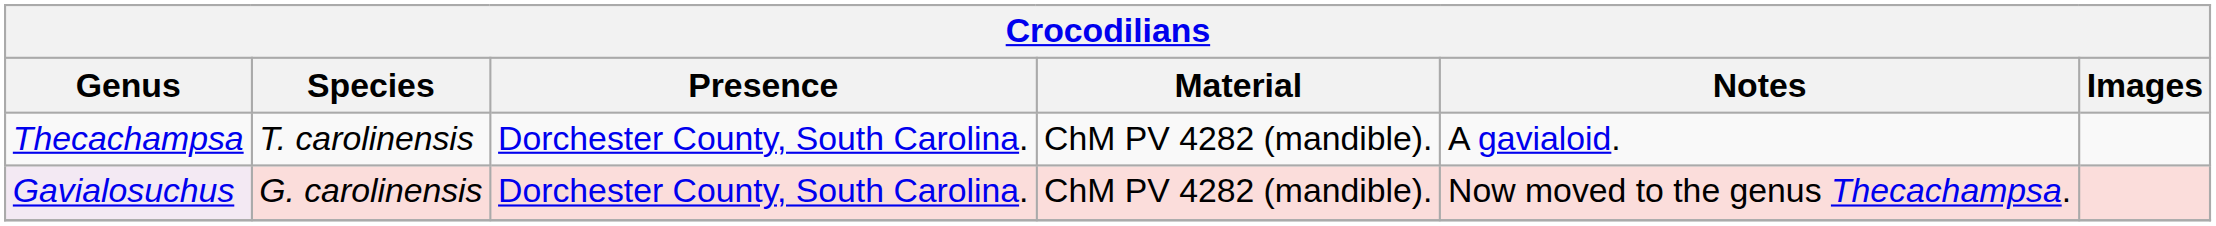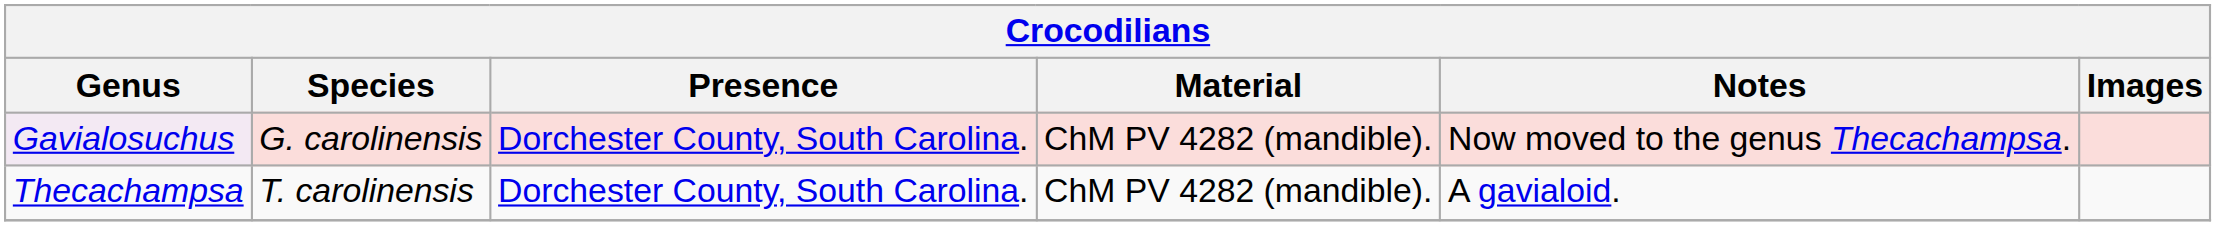rows swapped: (124, 191) <-> (128, 138)
